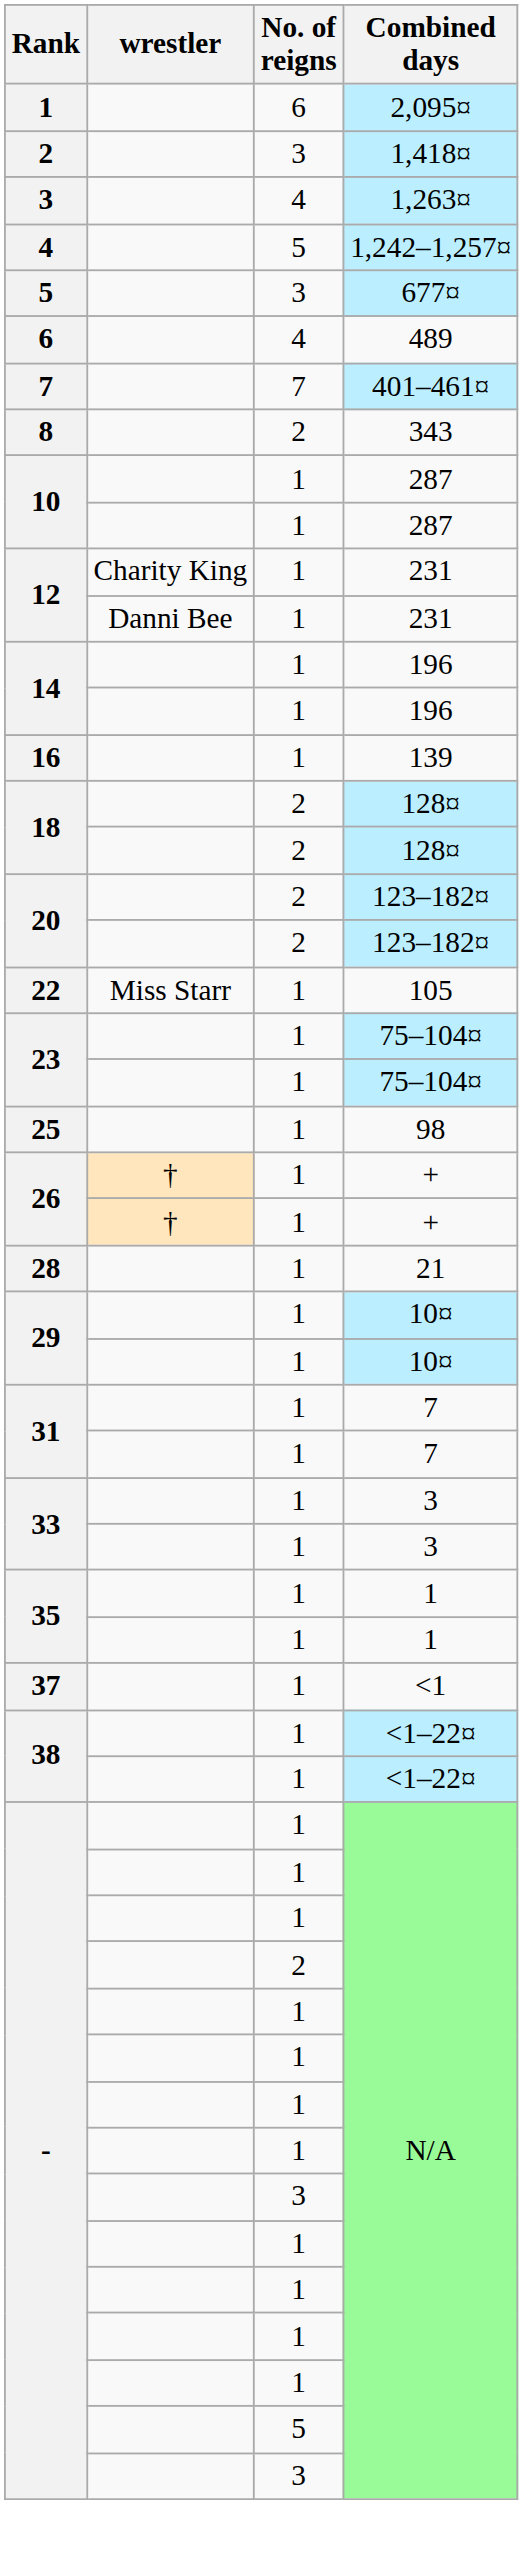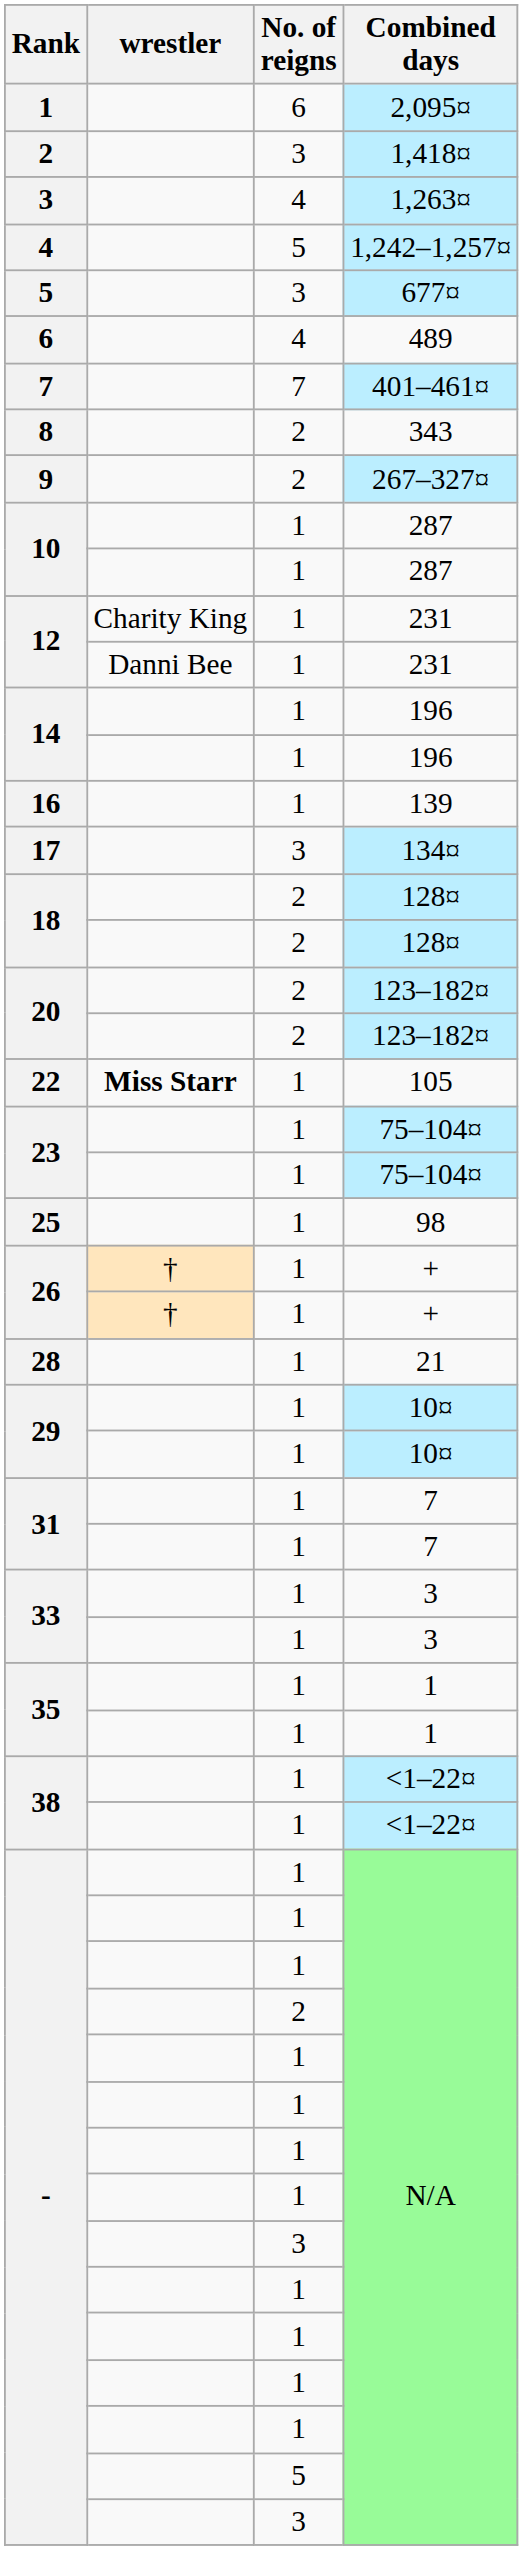+ row: (46, 478)
+ row: (46, 850)
(170, 989) normal -> (170, 1082) bold
- row: (46, 1685)
